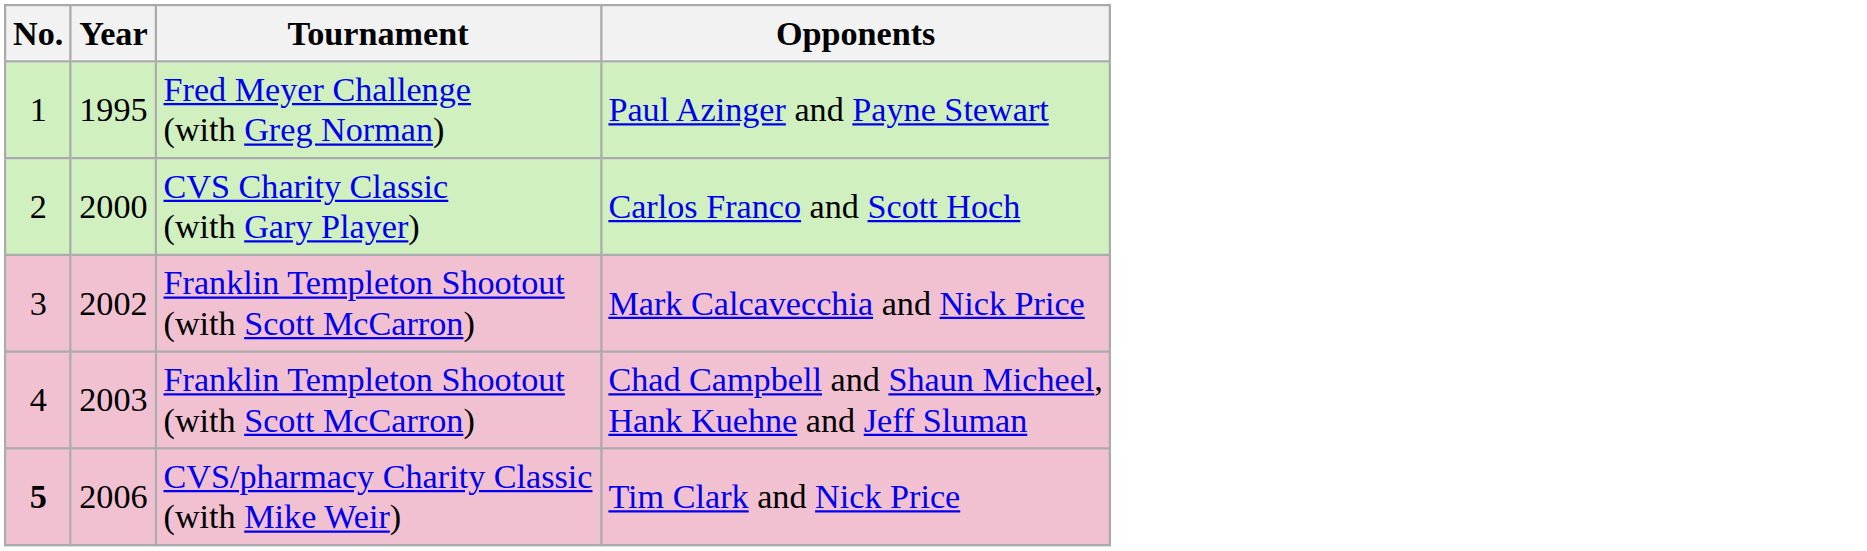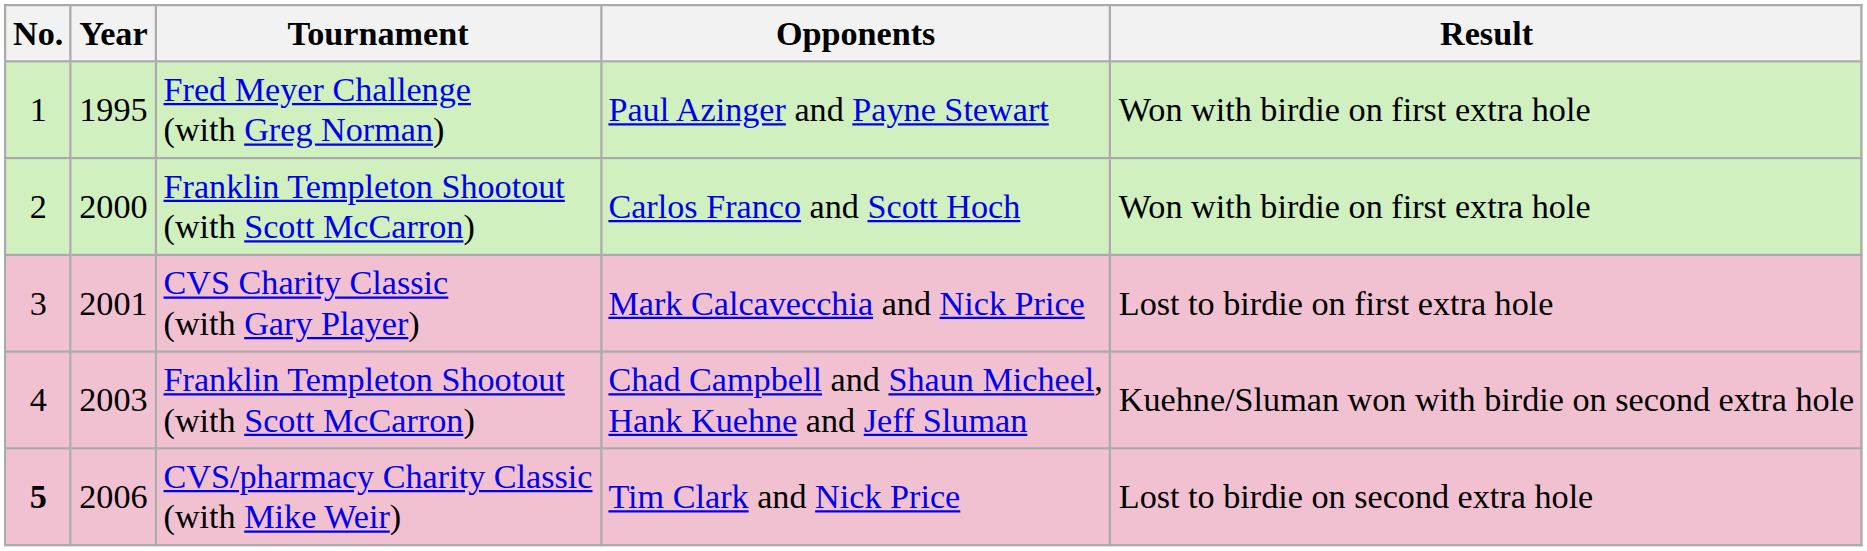+ column: (1487, 32)
(306, 206) CVS Charity Classic (with Gary Player) -> (364, 206) Franklin Templeton Shootout (with Scott McCarron)
(113, 303) 2002 -> (113, 303) 2001
(364, 303) Franklin Templeton Shootout (with Scott McCarron) -> (306, 303) CVS Charity Classic (with Gary Player)
